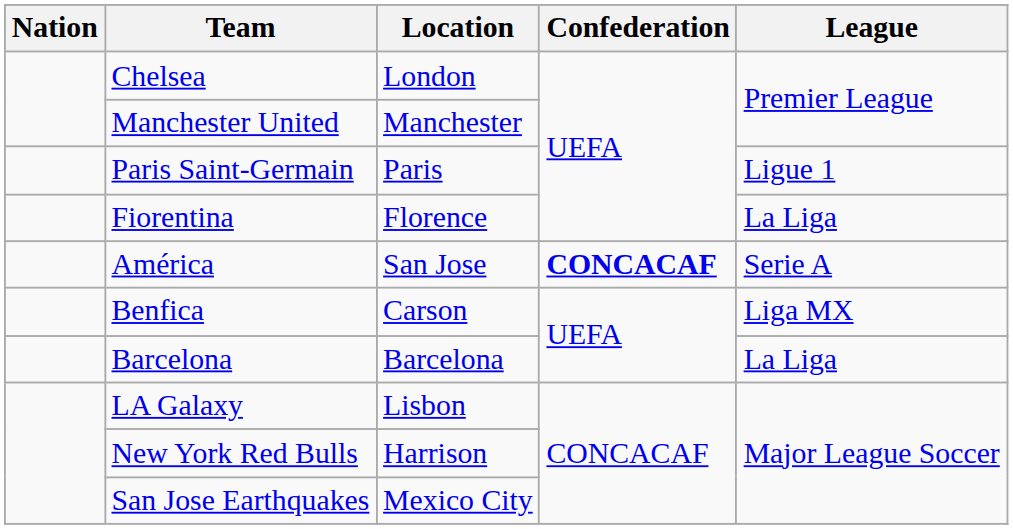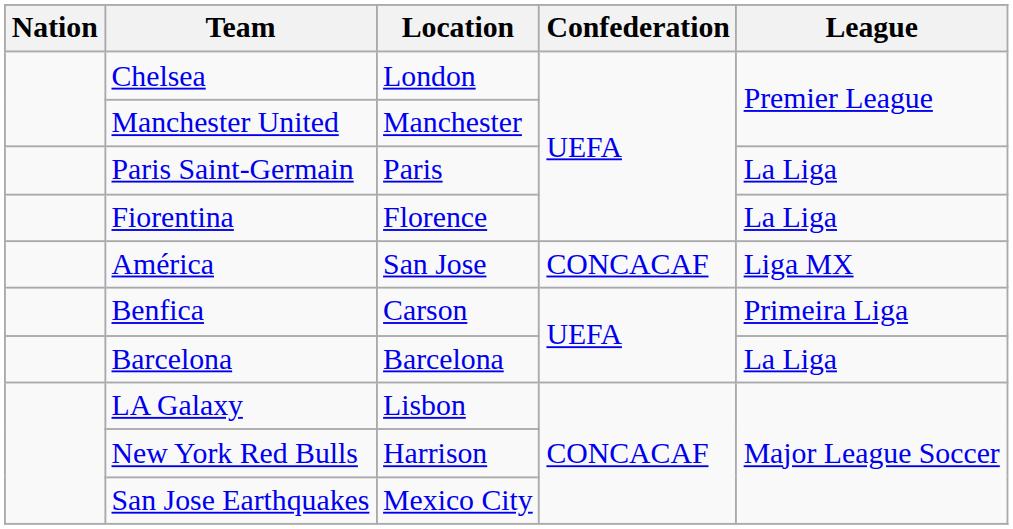(790, 169) Ligue 1 -> (790, 169) La Liga
(632, 264) bold -> (627, 264) normal
(788, 264) Serie A -> (799, 264) Liga MX
(799, 311) Liga MX -> (826, 311) Primeira Liga
